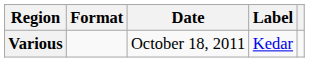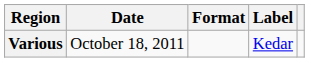columns swapped: (188, 17) <-> (97, 17)
